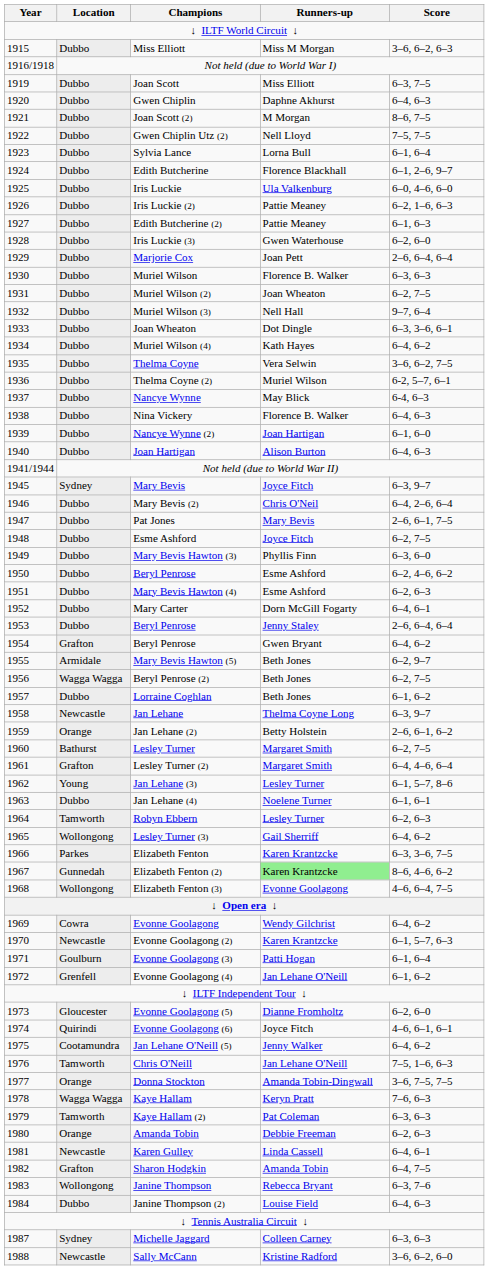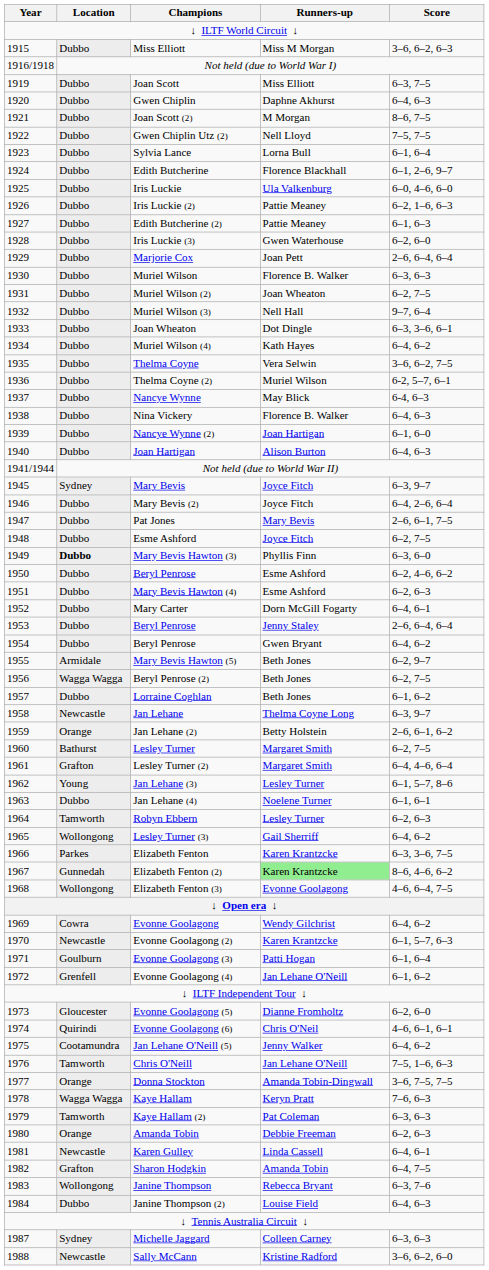(290, 503) Chris O'Neil -> (288, 503) Joyce Fitch
(74, 556) normal -> (75, 556) bold
(76, 643) Grafton -> (74, 643) Dubbo
(288, 1028) Joyce Fitch -> (290, 1028) Chris O'Neil
